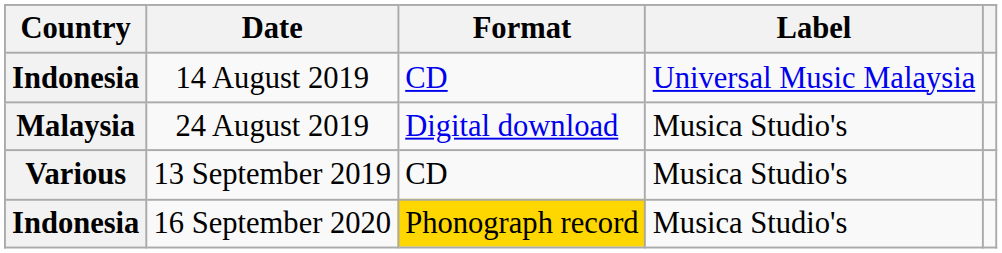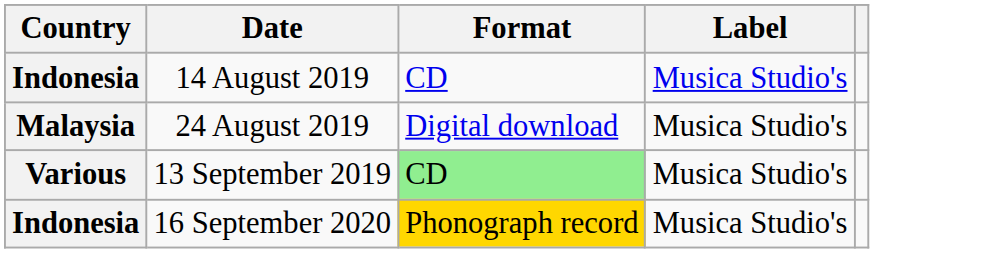(814, 77) Universal Music Malaysia -> (750, 77) Musica Studio's
(426, 174) no background -> (426, 174) lightgreen background
